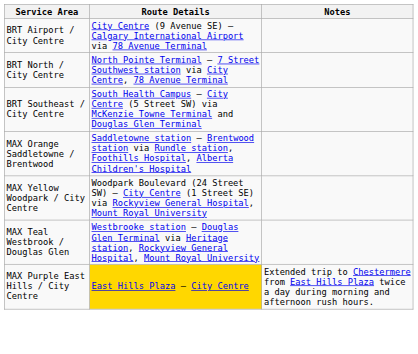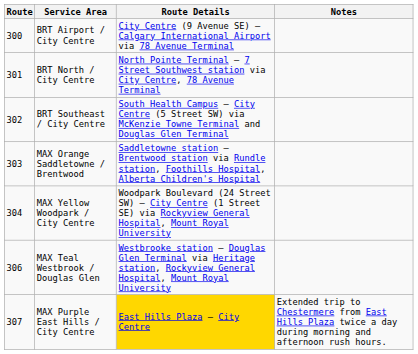+ column: (20, 11)
